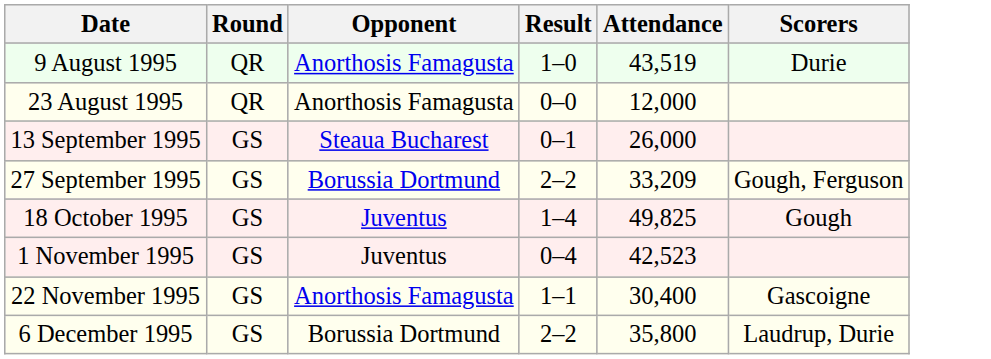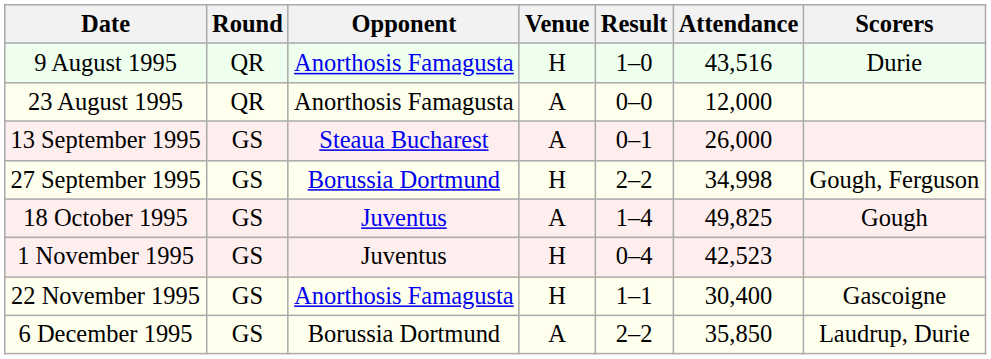+ column: (557, 23)
(663, 62) 43,519 -> (738, 62) 43,516
(663, 179) 33,209 -> (738, 179) 34,998
(663, 334) 35,800 -> (738, 334) 35,850
